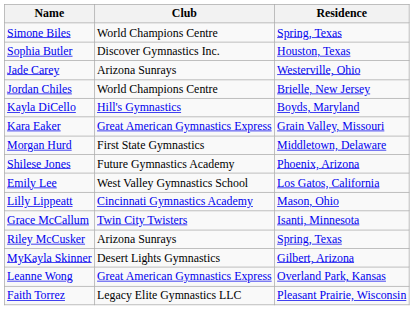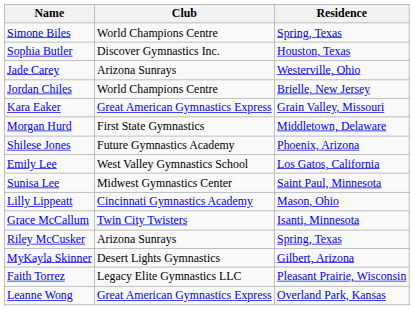- row: (41, 107)
+ row: (33, 182)
rows swapped: (36, 295) <-> (40, 276)
